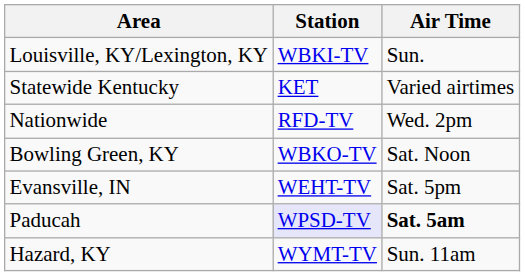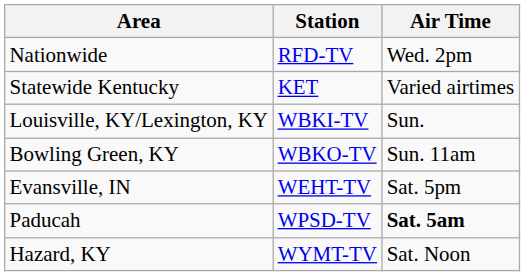rows swapped: (58, 120) <-> (139, 54)
(429, 154) Sat. Noon -> (431, 154) Sun. 11am
(324, 220) lavender background -> (324, 220) no background
(431, 253) Sun. 11am -> (429, 253) Sat. Noon
